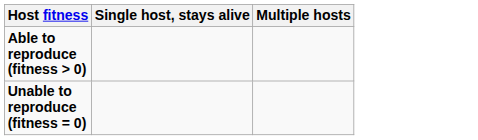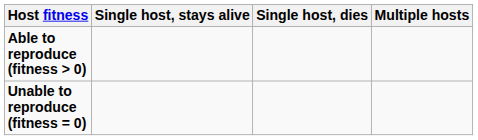+ column: (312, 15)
